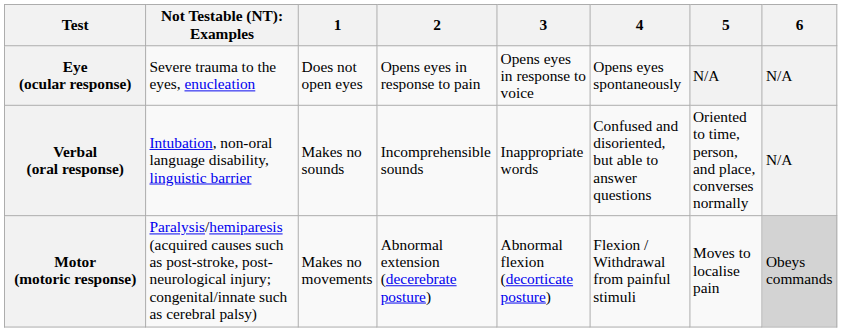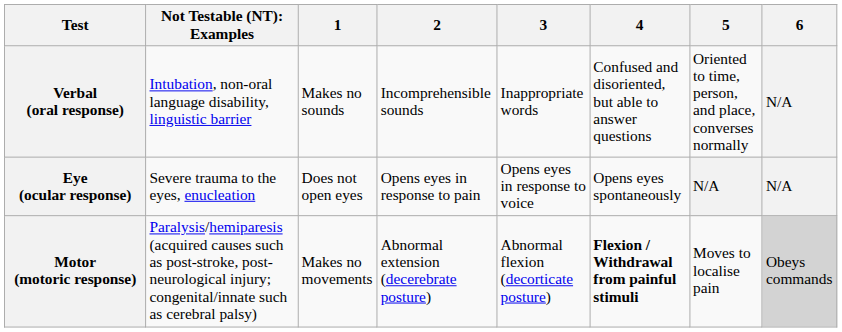rows swapped: (75, 75) <-> (75, 160)
(632, 271) normal -> (635, 271) bold
